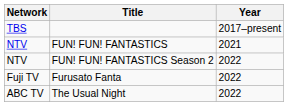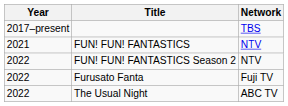columns swapped: (250, 12) <-> (27, 12)
